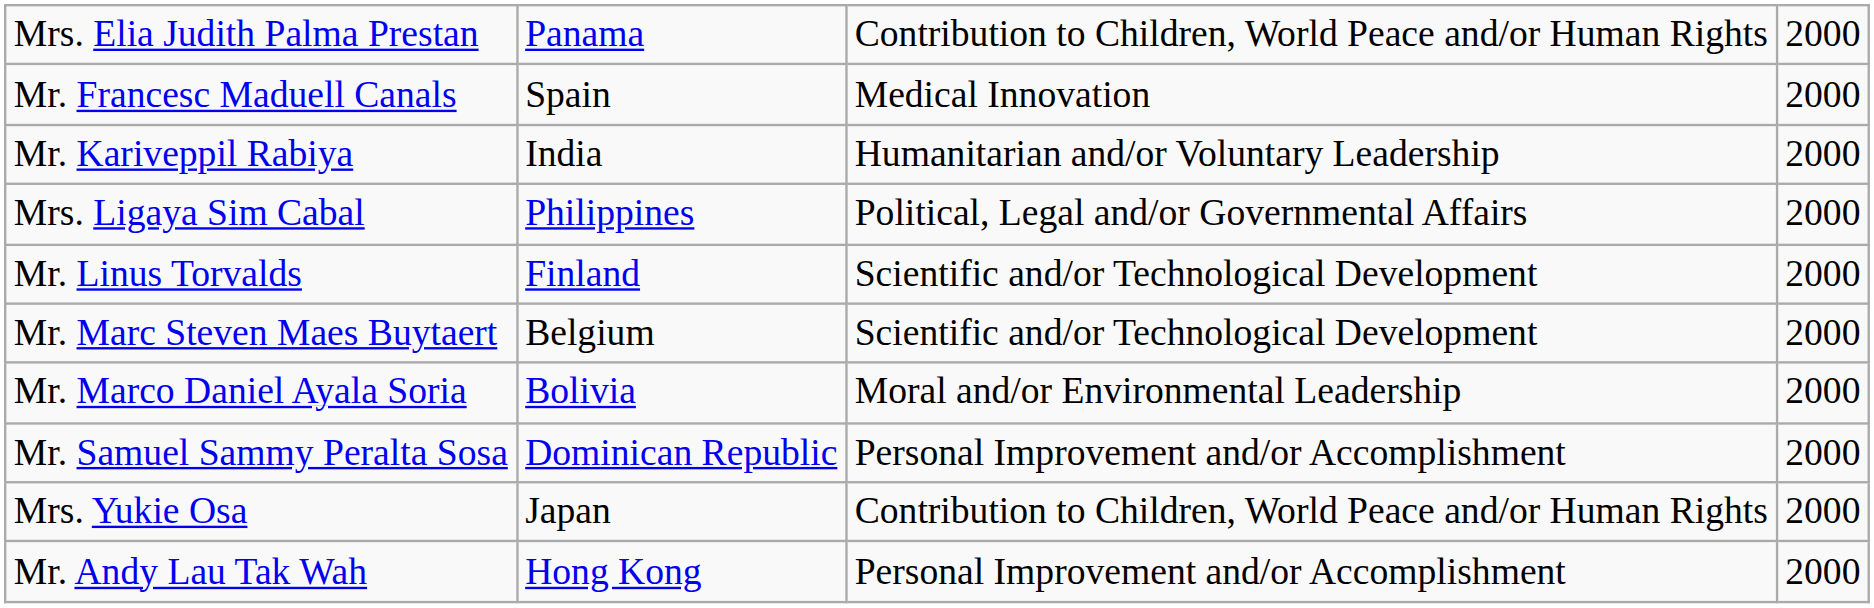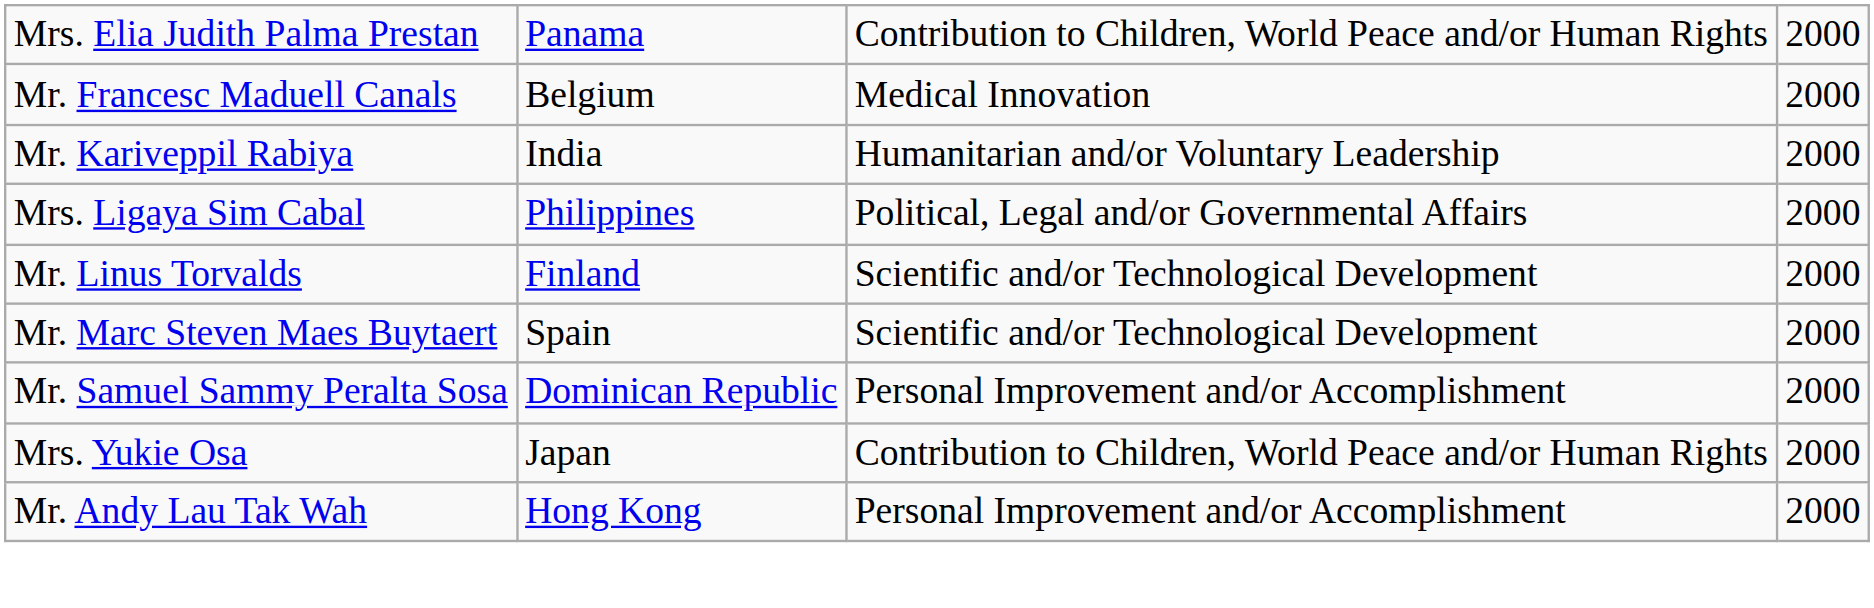(568, 93) Spain -> (590, 93) Belgium
(590, 332) Belgium -> (568, 332) Spain
- row: (240, 392)
